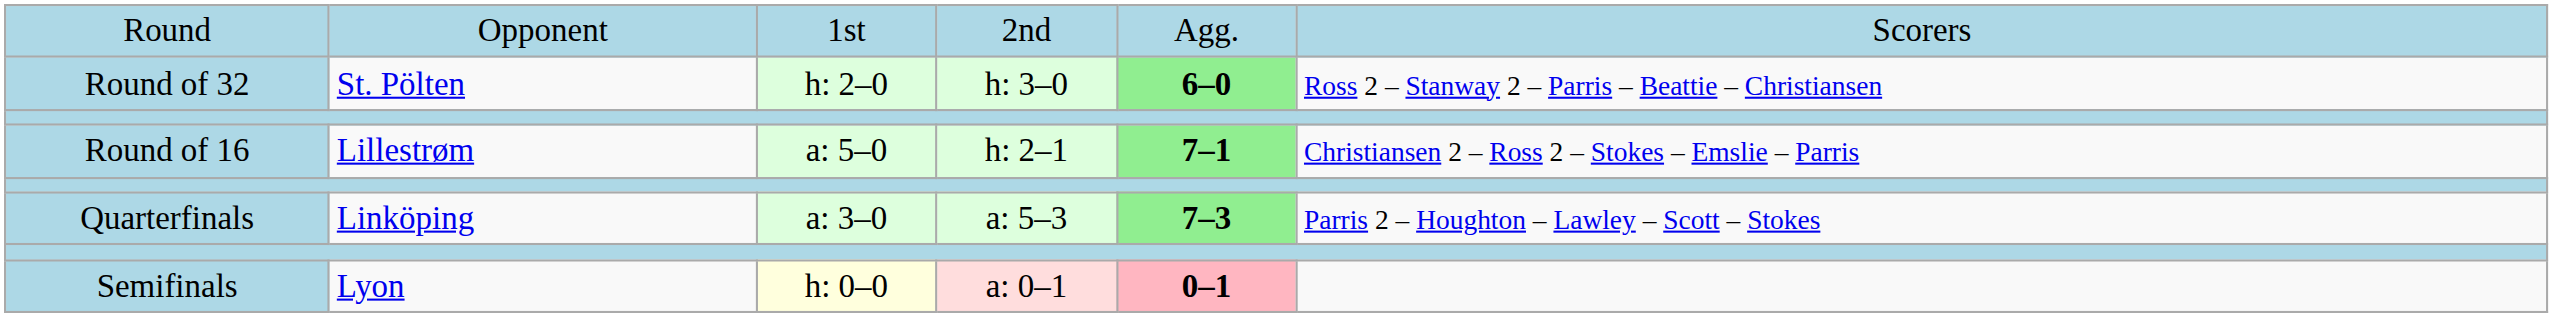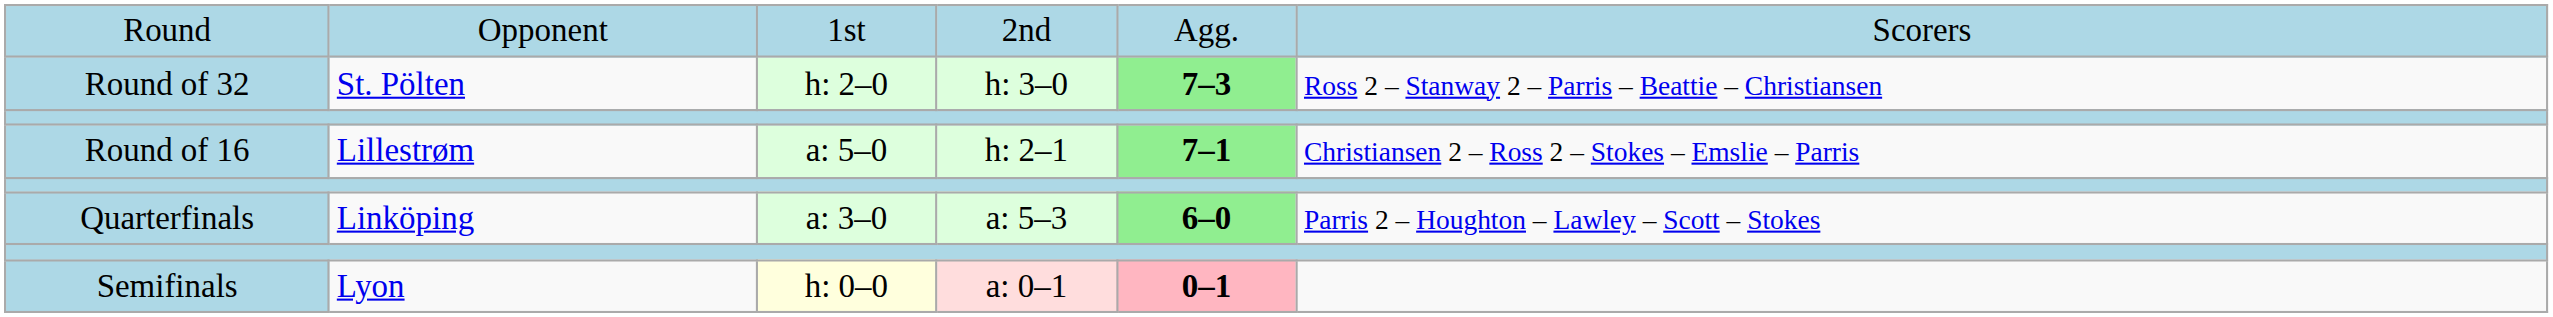(1206, 82) 6–0 -> (1206, 82) 7–3
(1206, 217) 7–3 -> (1206, 217) 6–0
